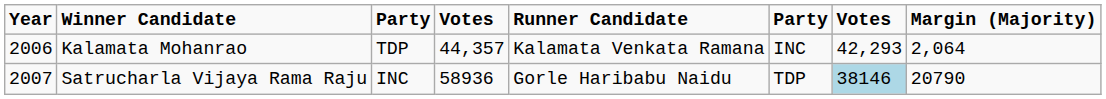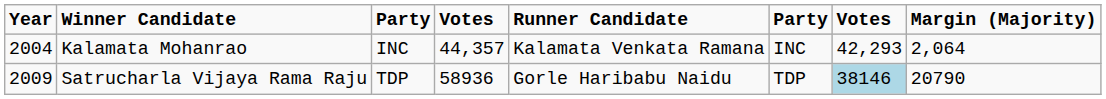(31, 49) 2006 -> (31, 49) 2004
(392, 49) TDP -> (392, 49) INC
(31, 79) 2007 -> (31, 79) 2009
(392, 79) INC -> (392, 79) TDP
